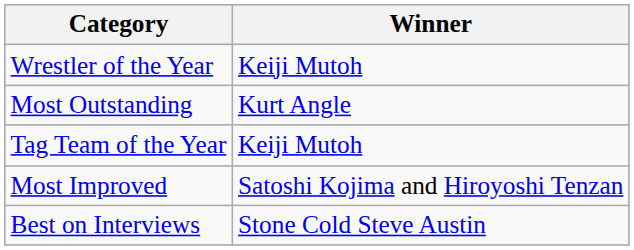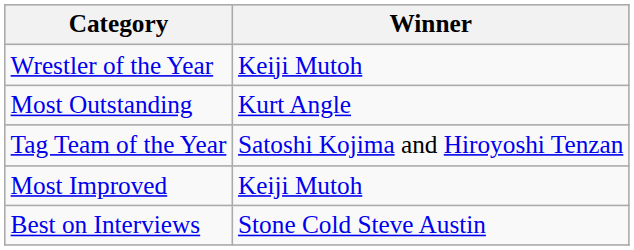(300, 144) Keiji Mutoh -> (431, 144) Satoshi Kojima and Hiroyoshi Tenzan
(431, 184) Satoshi Kojima and Hiroyoshi Tenzan -> (300, 184) Keiji Mutoh
